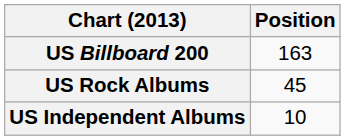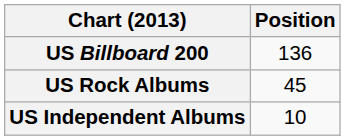(295, 53) 163 -> (295, 53) 136
